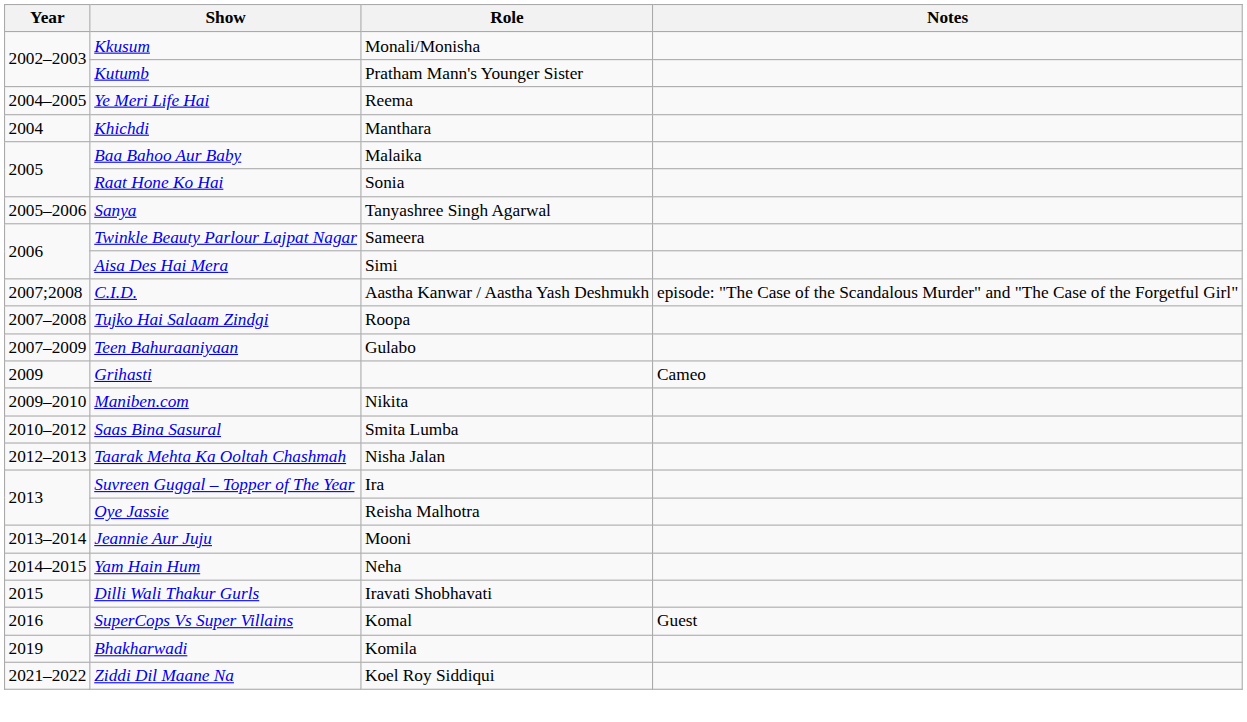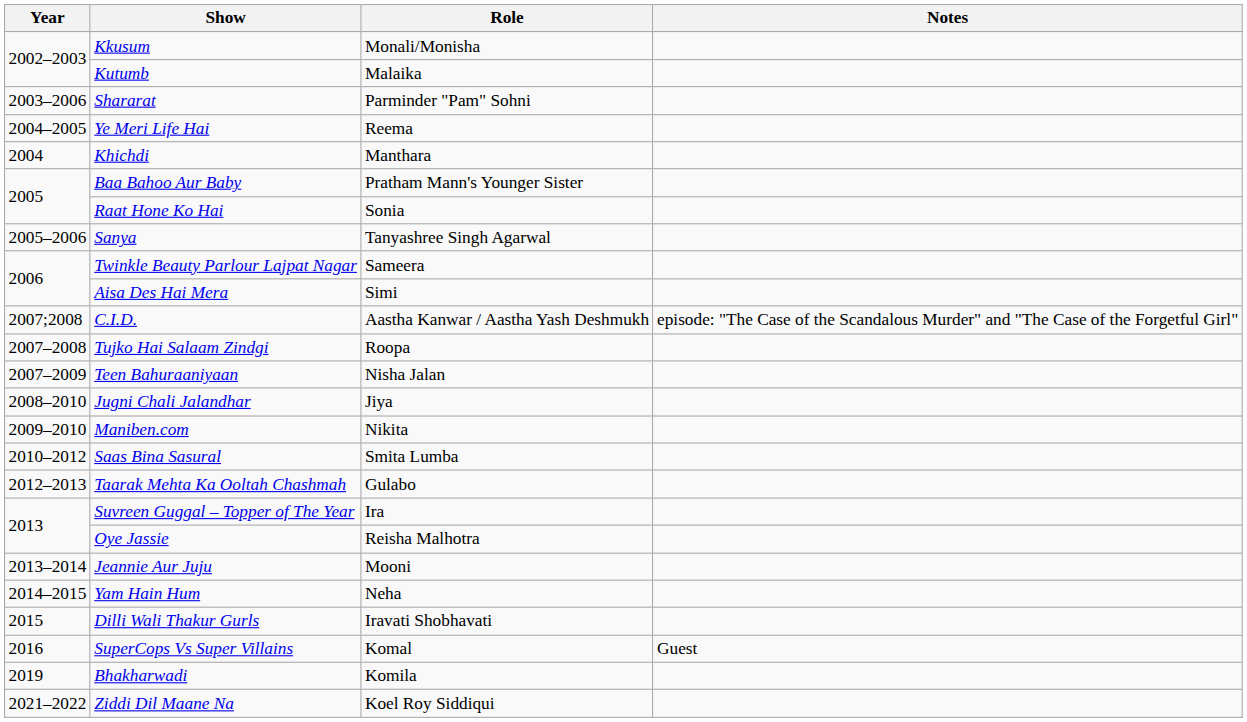(474, 73) Pratham Mann's Younger Sister -> (393, 73) Malaika
+ row: (125, 100)
(393, 155) Malaika -> (474, 182) Pratham Mann's Younger Sister
(390, 347) Gulabo -> (405, 374) Nisha Jalan
+ row: (172, 401)
- row: (123, 374)
(405, 456) Nisha Jalan -> (390, 484) Gulabo
